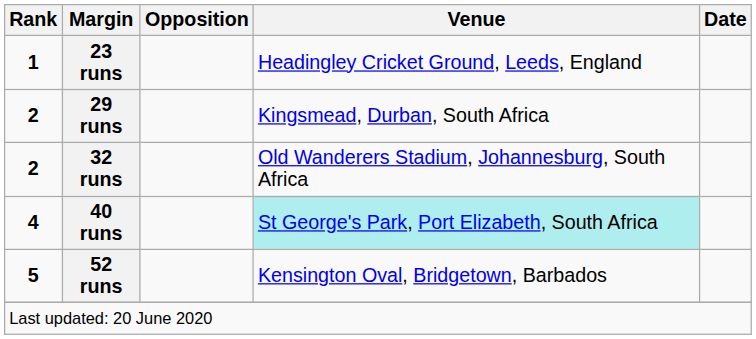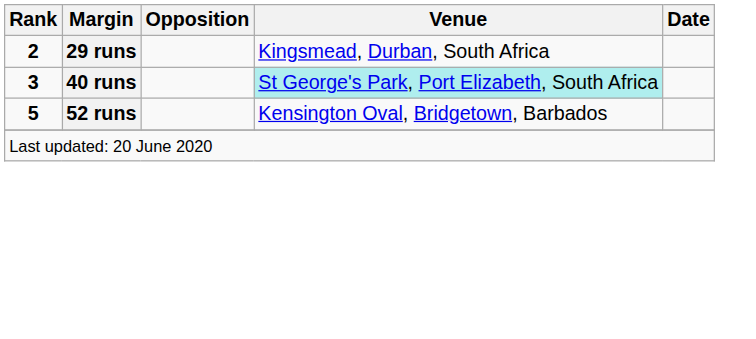- row: (101, 62)
- row: (101, 169)
(33, 222) 4 -> (33, 82) 3
